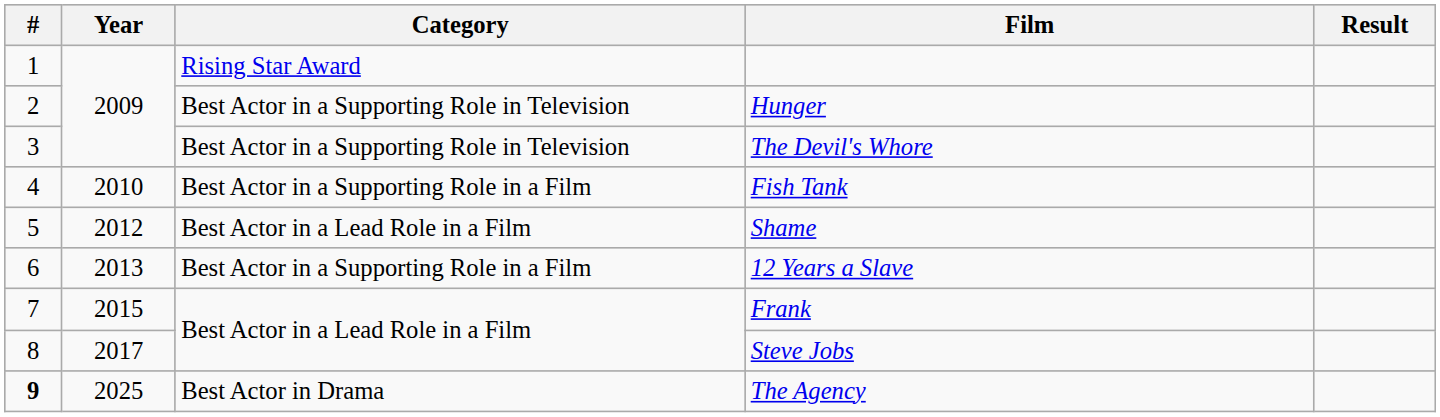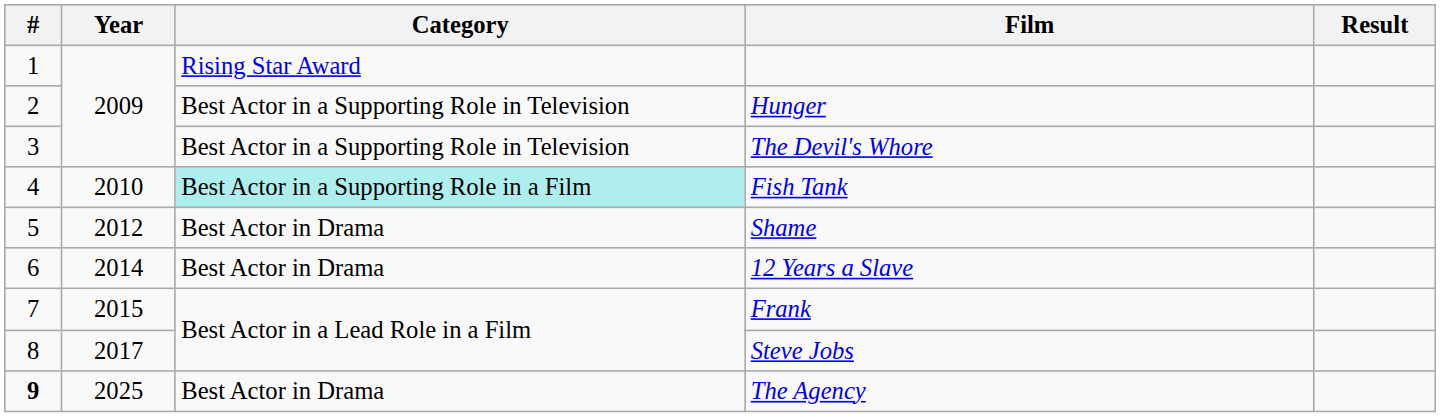(386, 187) no background -> (386, 187) paleturquoise background
(356, 227) Best Actor in a Lead Role in a Film -> (283, 227) Best Actor in Drama
(119, 268) 2013 -> (119, 268) 2014
(386, 268) Best Actor in a Supporting Role in a Film -> (283, 268) Best Actor in Drama
